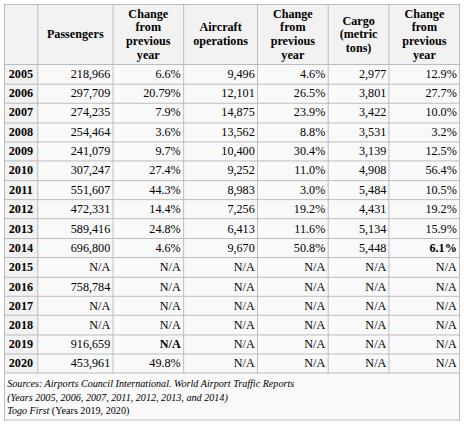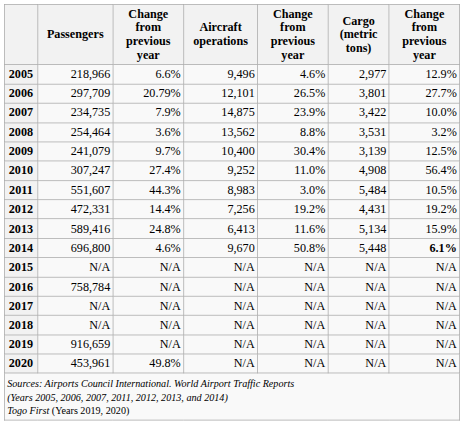(90, 113) 274,235 -> (90, 113) 234,735
(170, 344) bold -> (170, 344) normal
